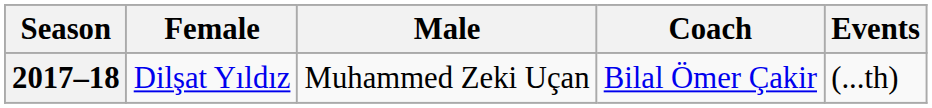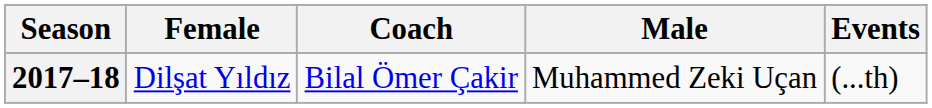columns swapped: (447, 28) <-> (710, 28)
